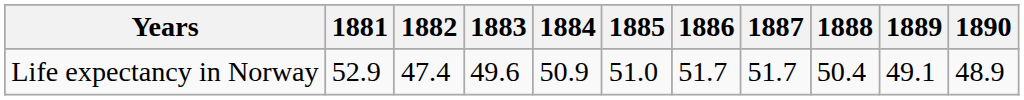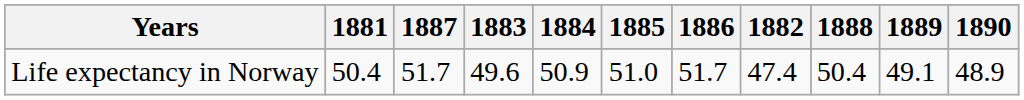columns swapped: (429, 26) <-> (776, 26)
(356, 71) 52.9 -> (356, 71) 50.4
